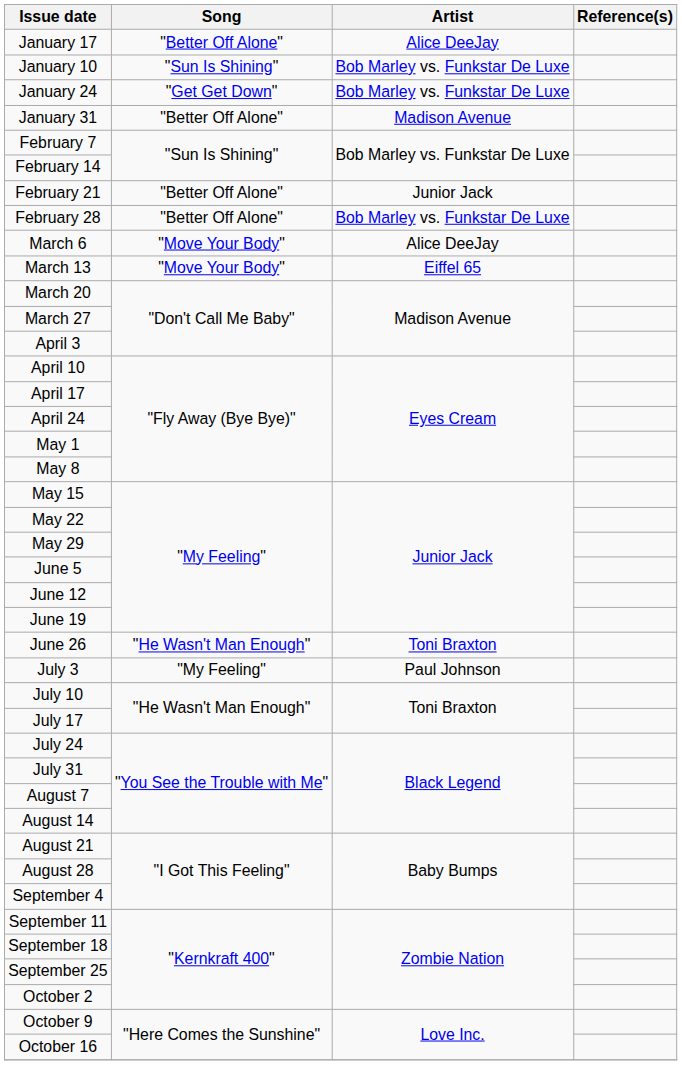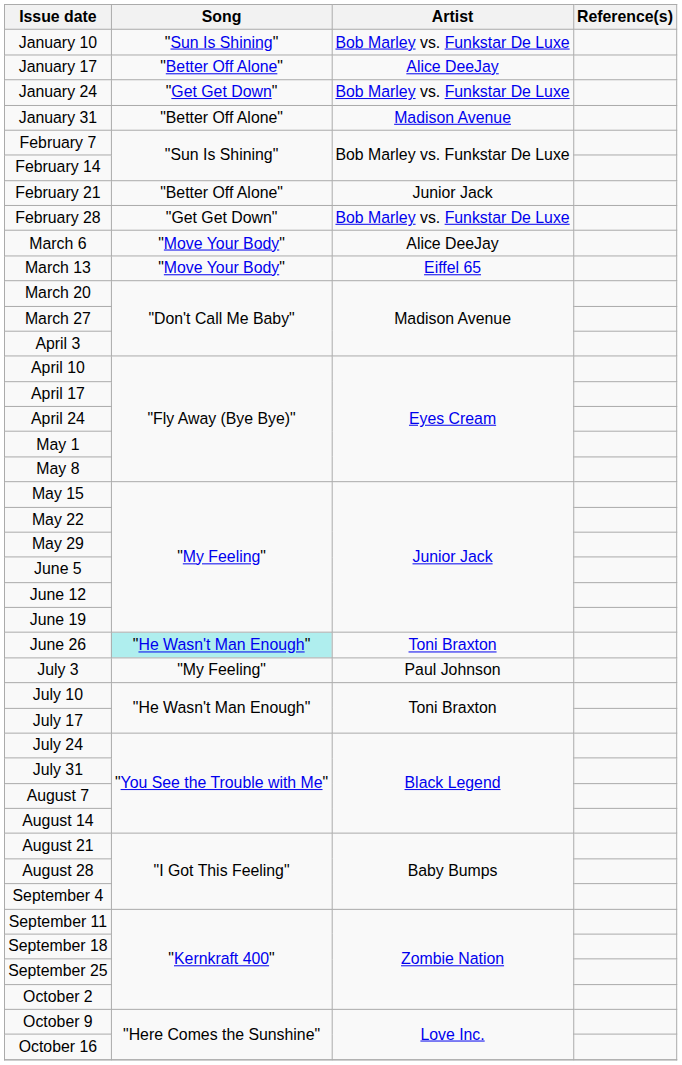rows swapped: (58, 67) <-> (58, 42)
(222, 218) "Better Off Alone" -> (222, 218) "Get Get Down"
(222, 645) no background -> (222, 645) paleturquoise background
